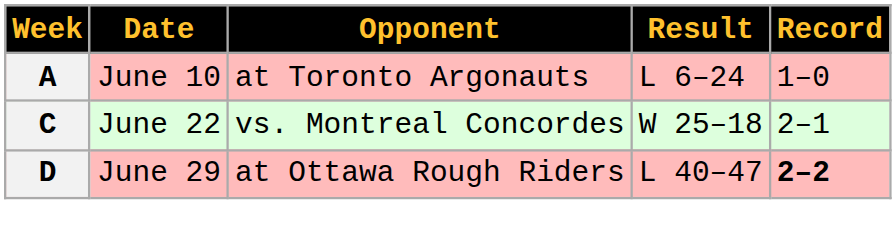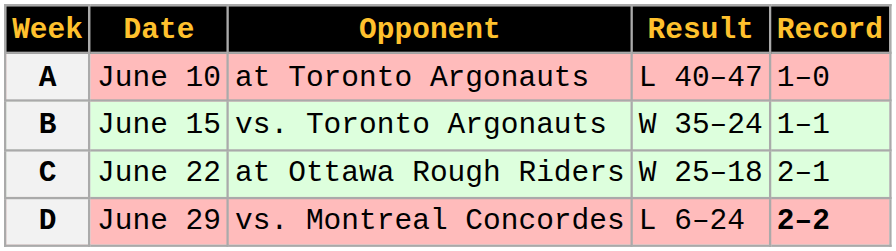(692, 77) L 6–24 -> (701, 77) L 40–47
+ row: (48, 125)
(430, 125) vs. Montreal Concordes -> (430, 173) at Ottawa Rough Riders
(430, 173) at Ottawa Rough Riders -> (430, 222) vs. Montreal Concordes
(701, 173) L 40–47 -> (692, 222) L 6–24
